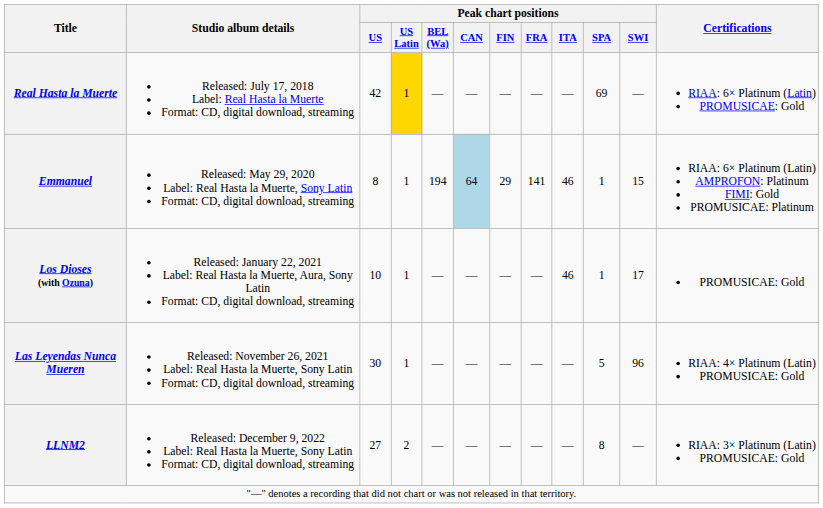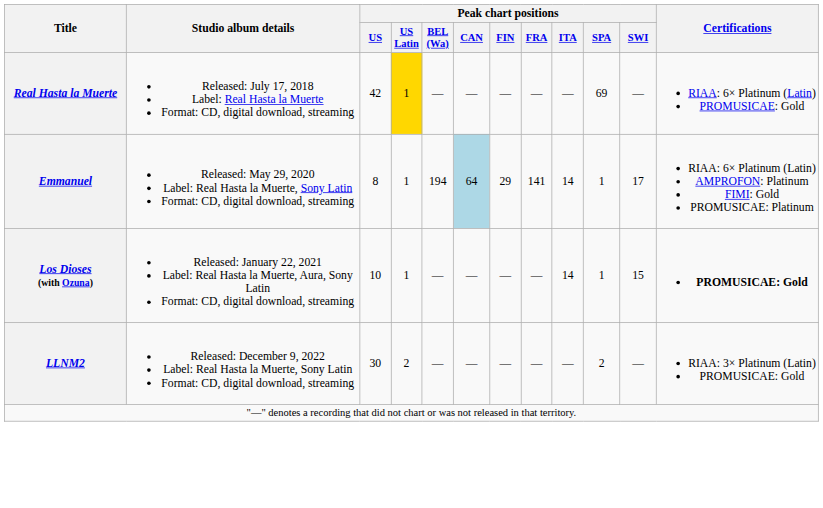(568, 181) 46 -> (568, 181) 14
(638, 181) 15 -> (638, 181) 17
(568, 275) 46 -> (568, 275) 14
(638, 275) 17 -> (638, 275) 15
(737, 282) normal -> (737, 282) bold
- row: (65, 363)
(375, 444) 27 -> (375, 363) 30
(602, 444) 8 -> (602, 363) 2
